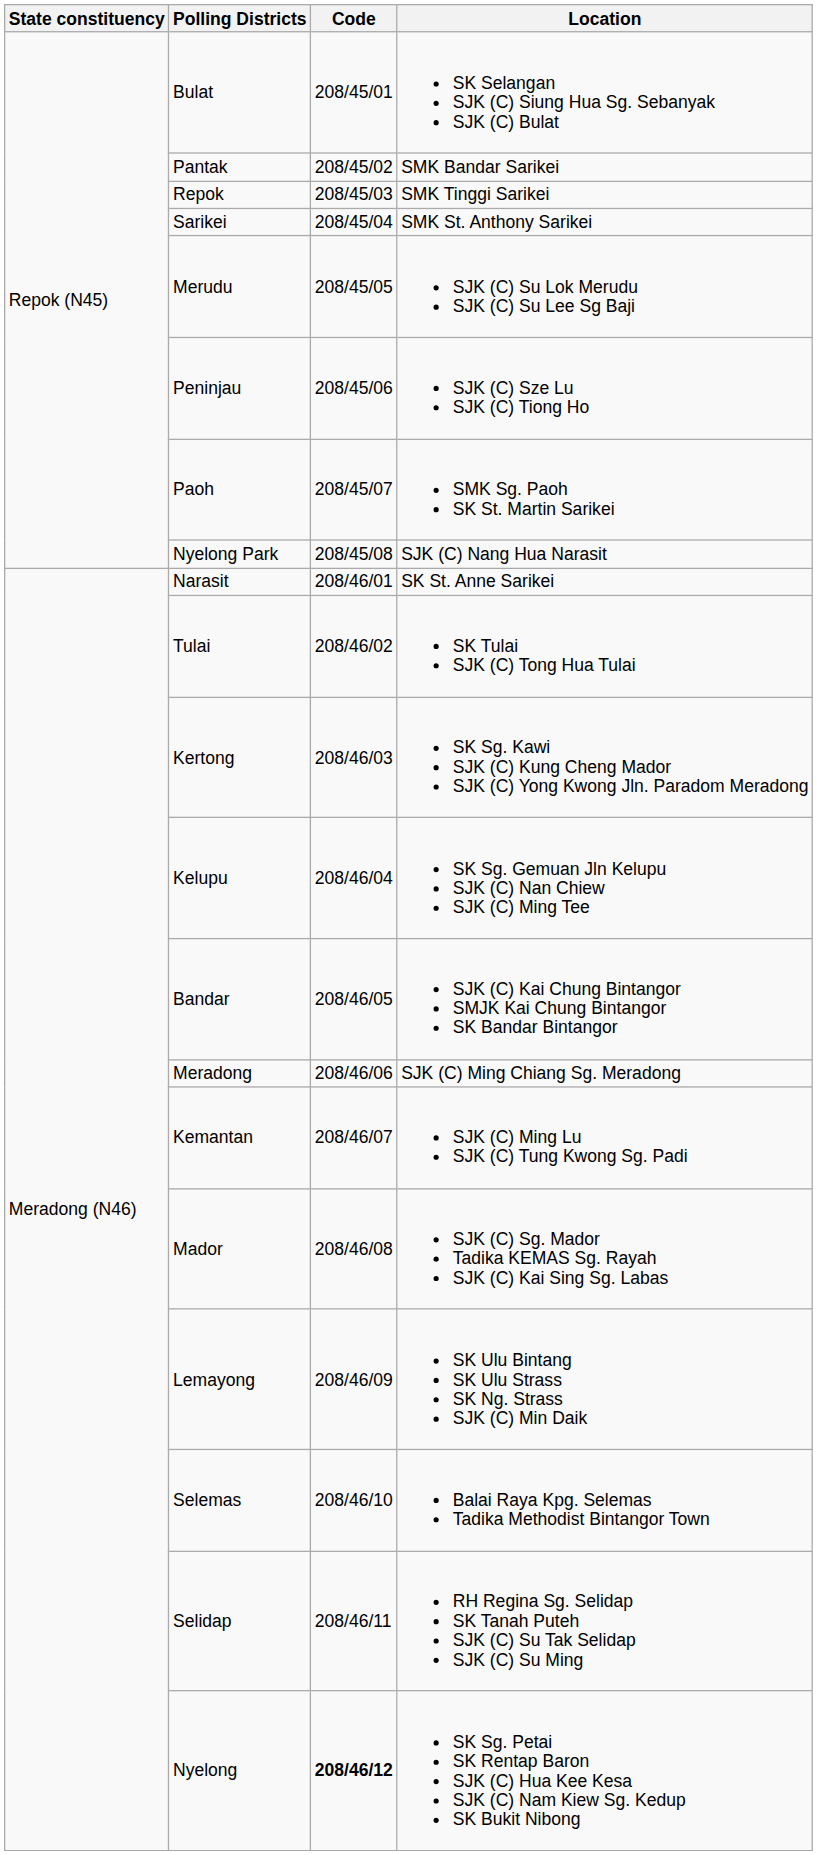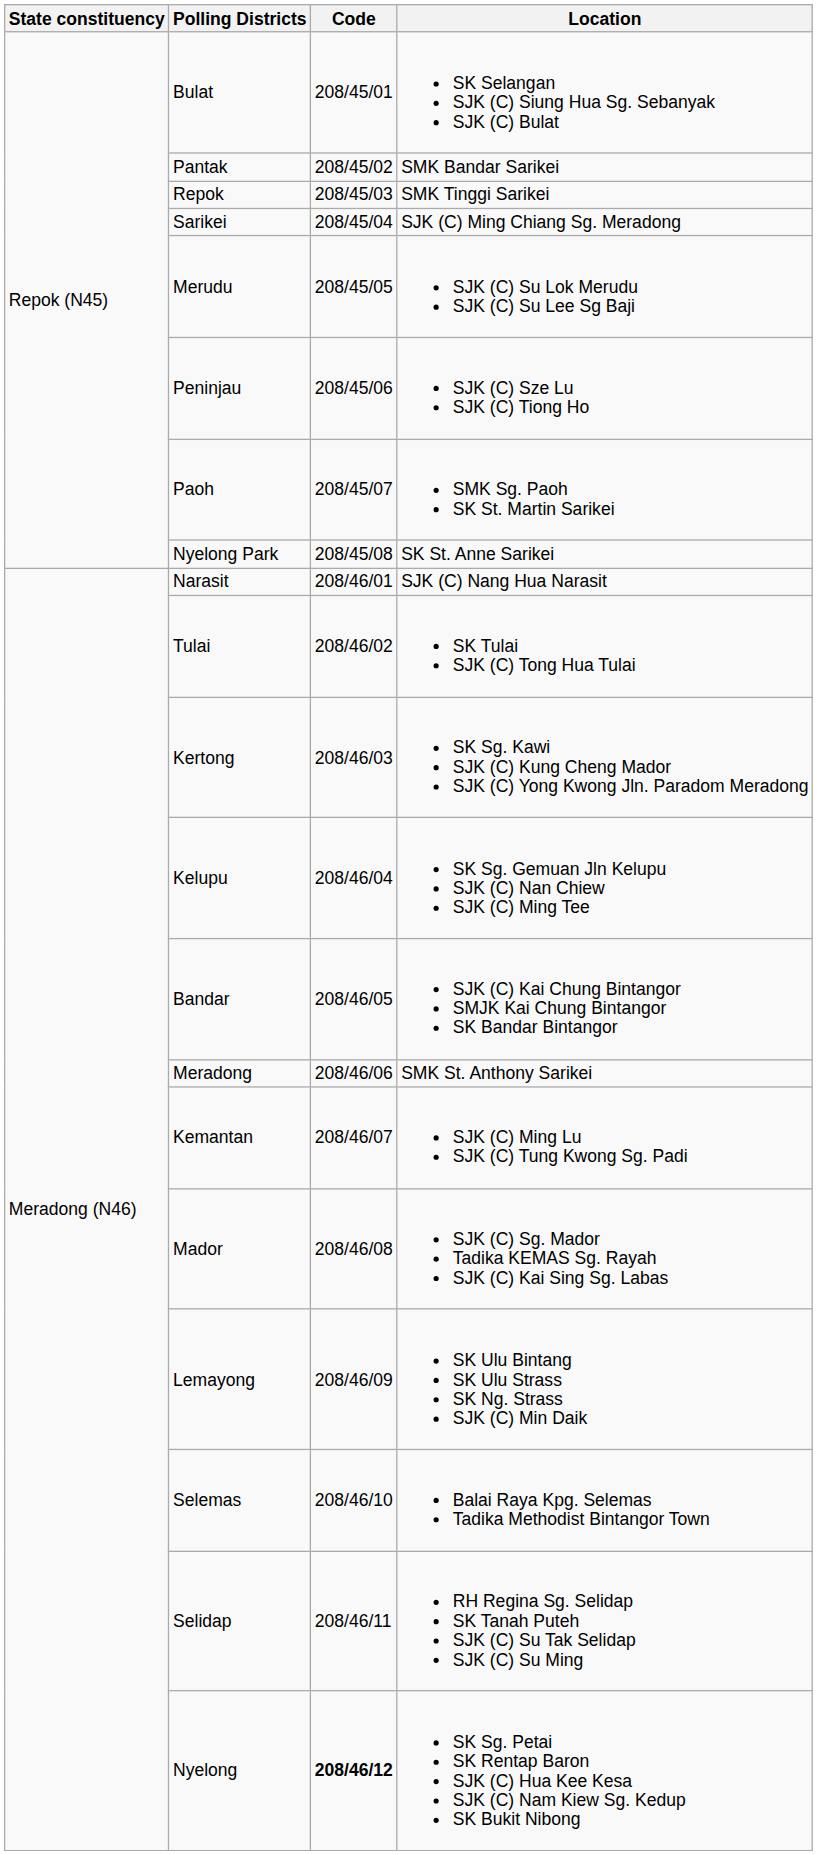(497, 222) SMK St. Anthony Sarikei -> (541, 222) SJK (C) Ming Chiang Sg. Meradong
(504, 554) SJK (C) Nang Hua Narasit -> (478, 554) SK St. Anne Sarikei
(478, 581) SK St. Anne Sarikei -> (504, 581) SJK (C) Nang Hua Narasit
(541, 1073) SJK (C) Ming Chiang Sg. Meradong -> (497, 1073) SMK St. Anthony Sarikei
